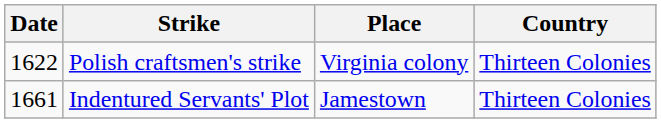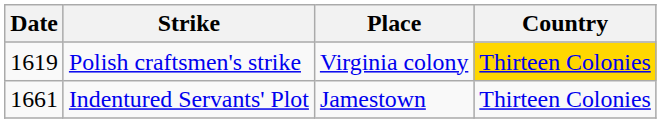(34, 61) 1622 -> (34, 61) 1619
(565, 61) no background -> (565, 61) gold background
